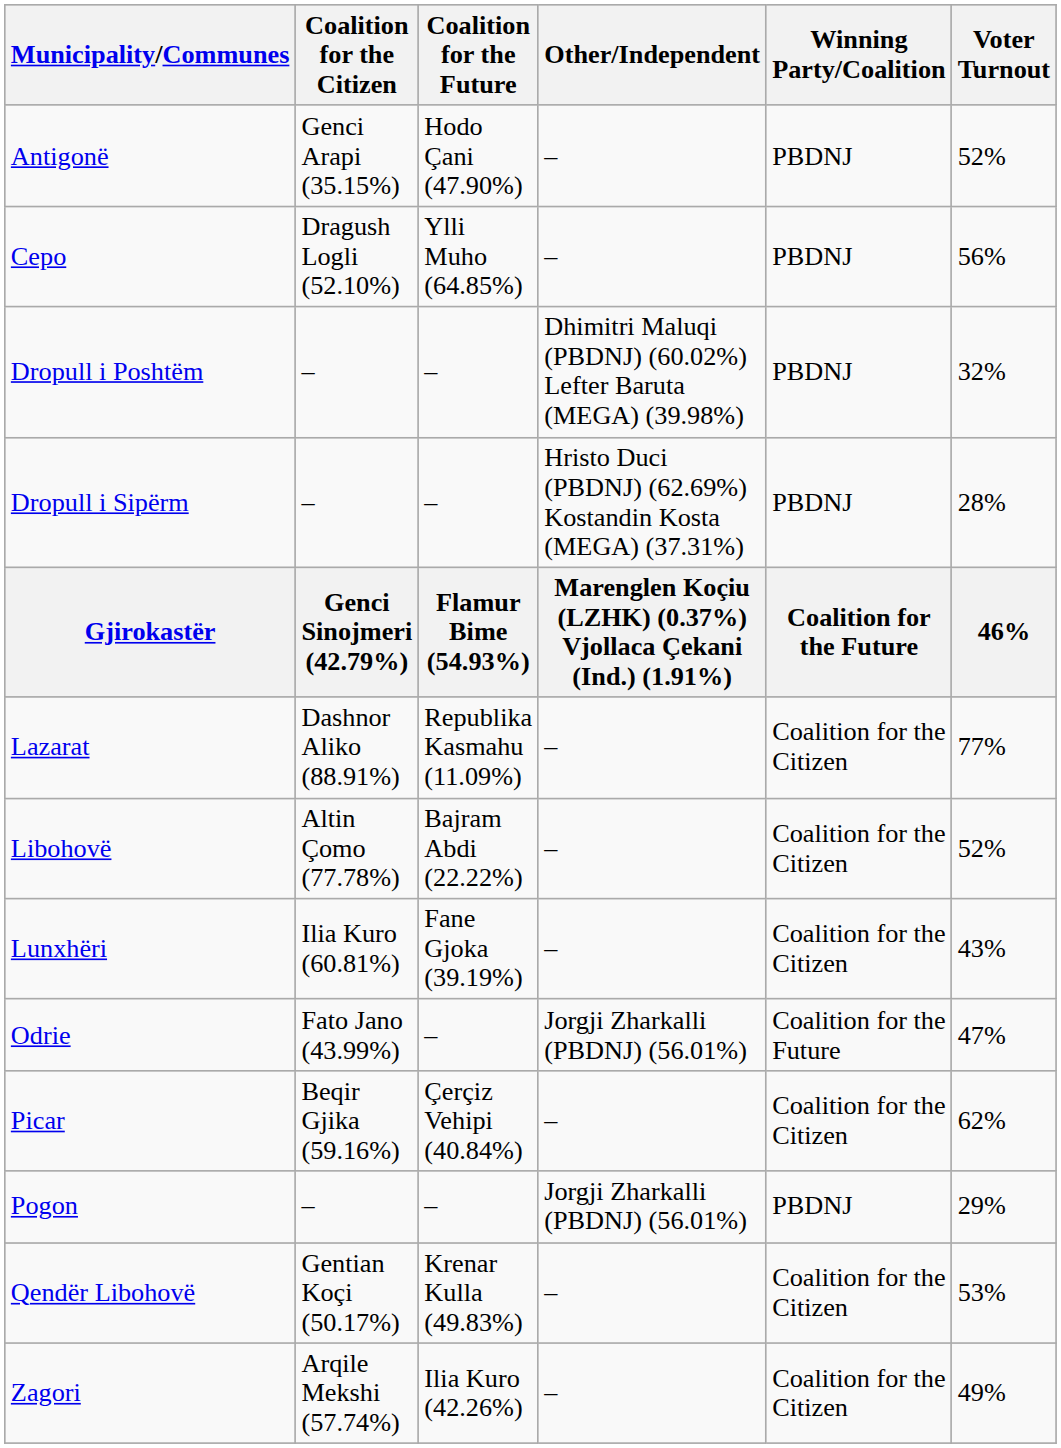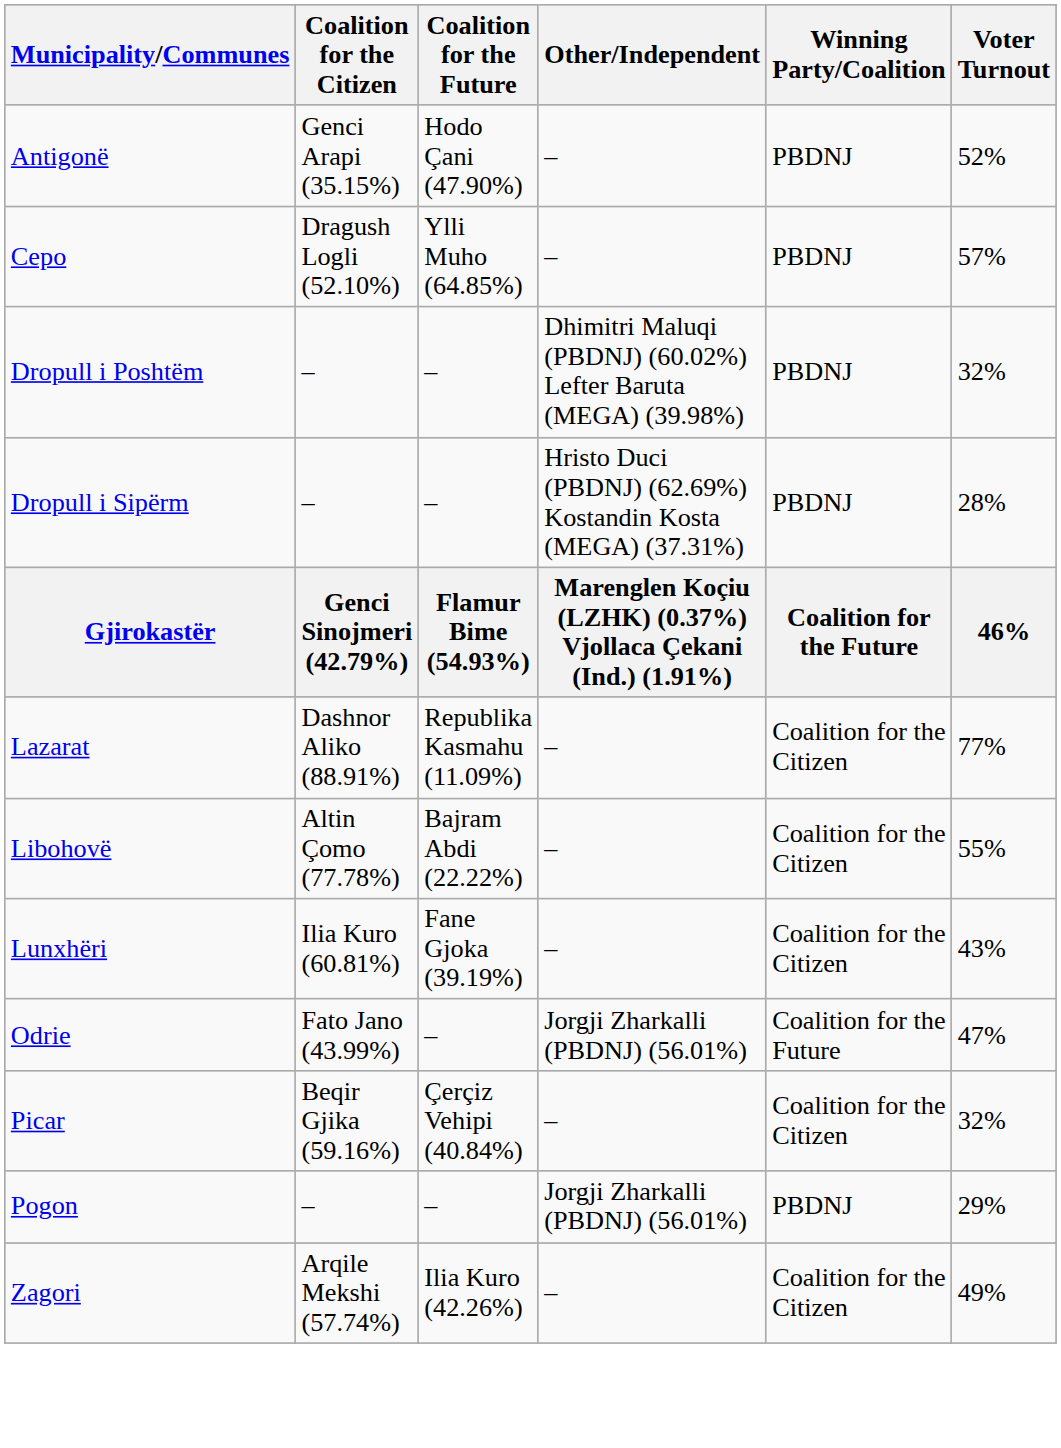(982, 256) 56% -> (982, 256) 57%
(982, 847) 52% -> (982, 847) 55%
(982, 1120) 62% -> (982, 1120) 32%
- row: (103, 1292)
